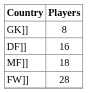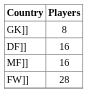(64, 63) 18 -> (64, 63) 16
